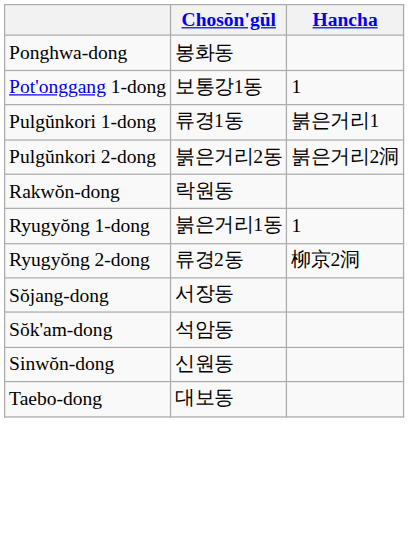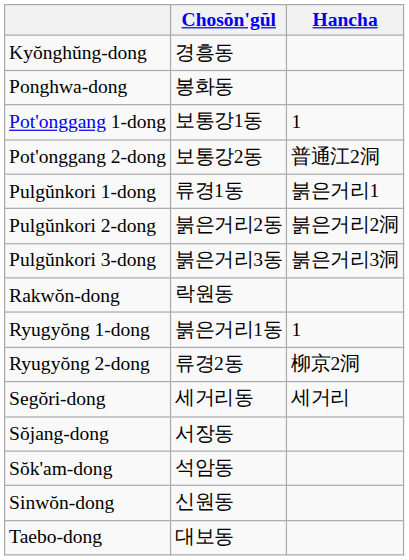+ row: (78, 52)
+ row: (88, 156)
+ row: (83, 260)
+ row: (57, 398)
